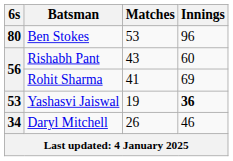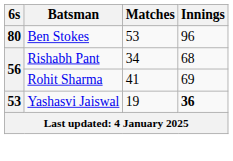(132, 58) 43 -> (132, 58) 34
(188, 58) 60 -> (188, 58) 68
- row: (68, 123)
